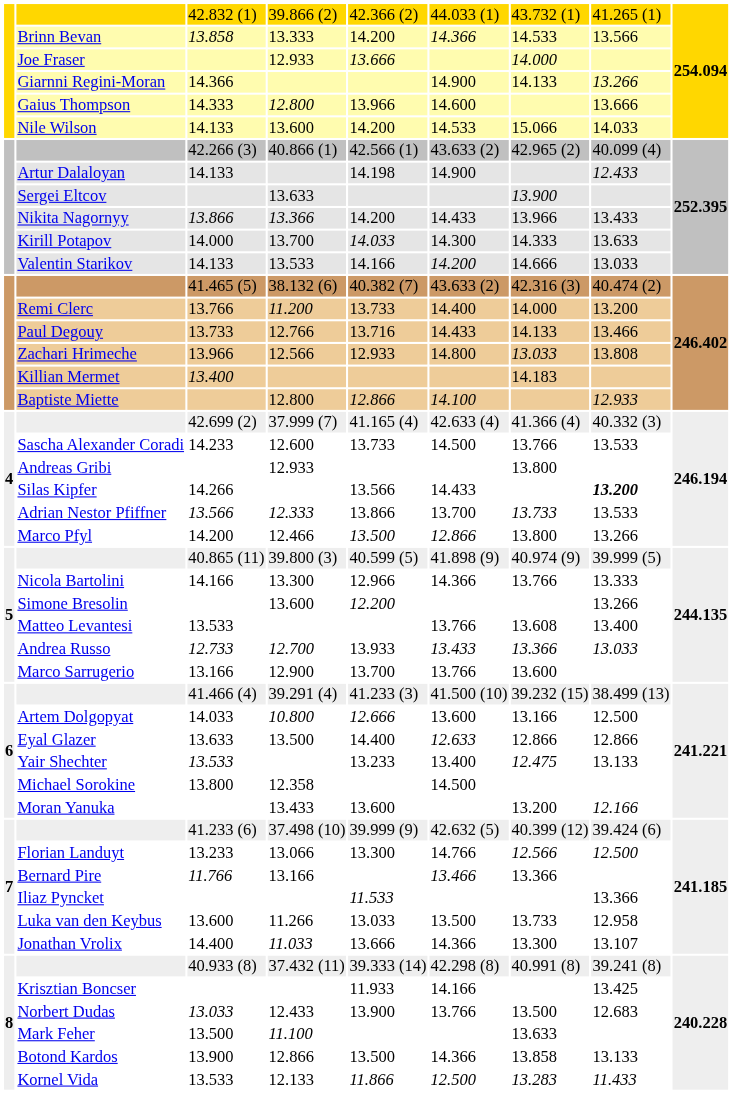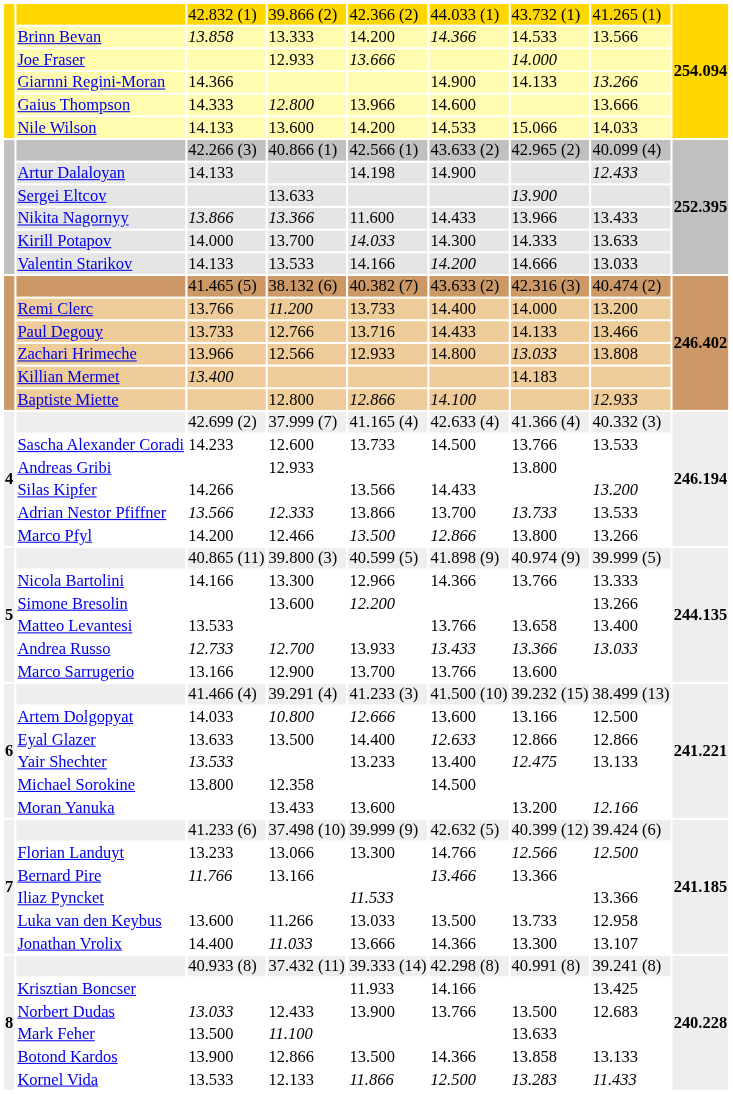(372, 218) 14.200 -> (372, 218) 11.600
(615, 490) bold -> (615, 490) normal
(534, 626) 13.608 -> (534, 626) 13.658
